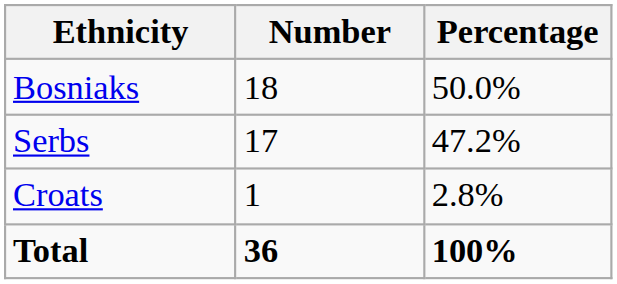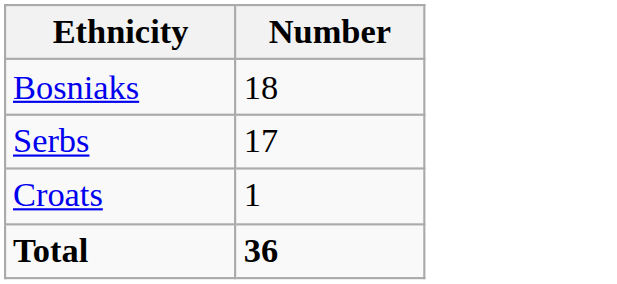- column: (518, 31)
